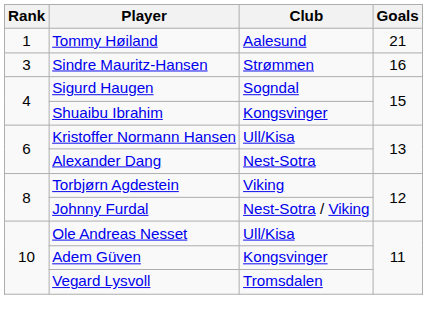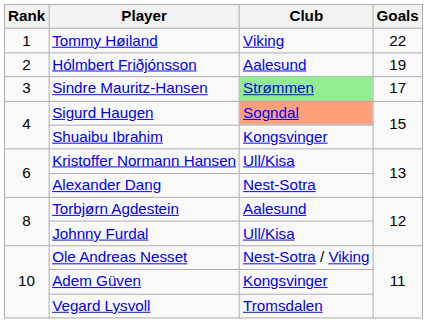(275, 40) Aalesund -> (264, 40) Viking
(398, 40) 21 -> (398, 40) 22
+ row: (124, 64)
(279, 64) no background -> (279, 88) lightgreen background
(398, 64) 16 -> (398, 88) 17
(271, 88) no background -> (271, 112) lightsalmon background
(264, 185) Viking -> (275, 209) Aalesund
(306, 209) Nest-Sotra / Viking -> (269, 233) Ull/Kisa
(269, 233) Ull/Kisa -> (306, 257) Nest-Sotra / Viking
